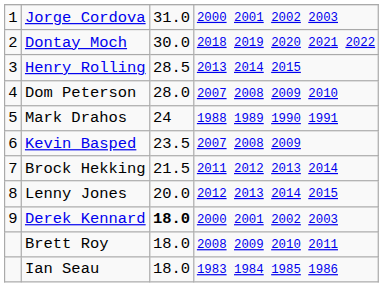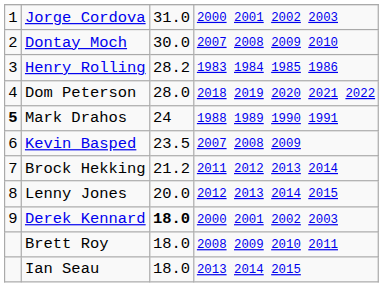(286, 42) 2018 2019 2020 2021 2022 -> (267, 42) 2007 2008 2009 2010
(172, 68) 28.5 -> (172, 68) 28.2
(249, 68) 2013 2014 2015 -> (267, 68) 1983 1984 1985 1986
(267, 93) 2007 2008 2009 2010 -> (286, 93) 2018 2019 2020 2021 2022
(13, 118) normal -> (13, 118) bold
(172, 168) 21.5 -> (172, 168) 21.2
(267, 269) 1983 1984 1985 1986 -> (249, 269) 2013 2014 2015
